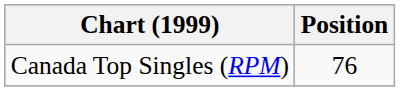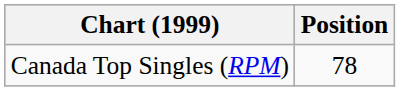(344, 65) 76 -> (344, 65) 78
